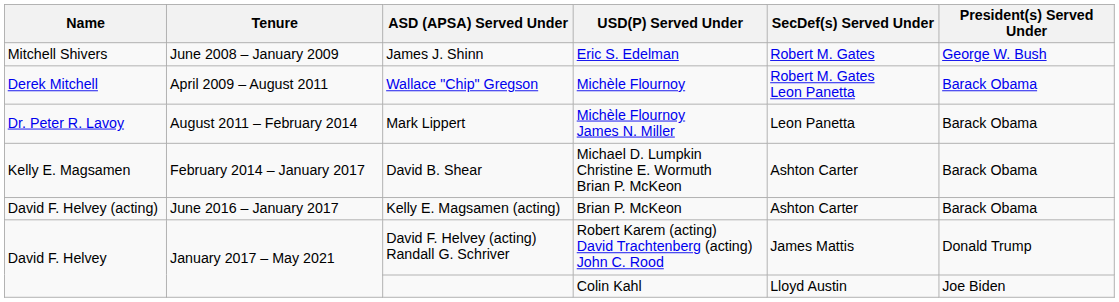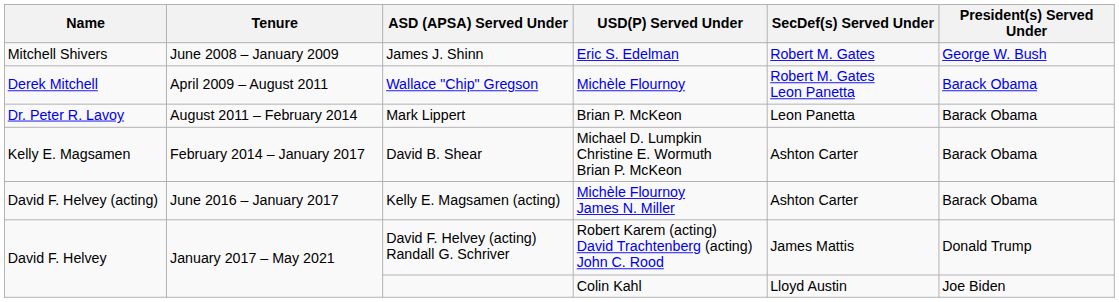(631, 123) Michèle Flournoy James N. Miller -> (629, 115) Brian P. McKeon
(629, 208) Brian P. McKeon -> (631, 200) Michèle Flournoy James N. Miller
